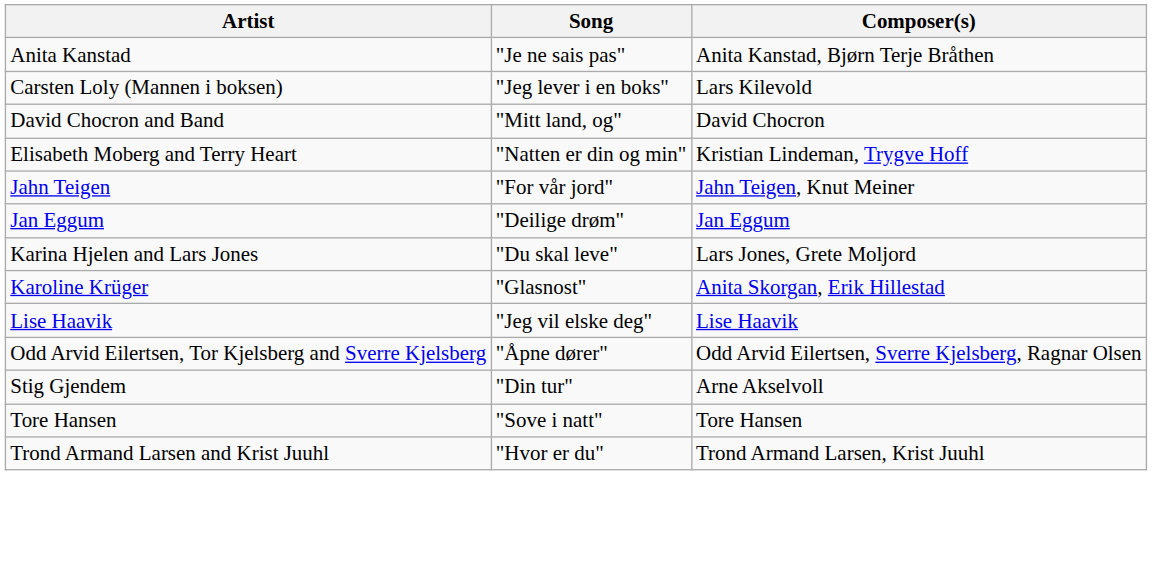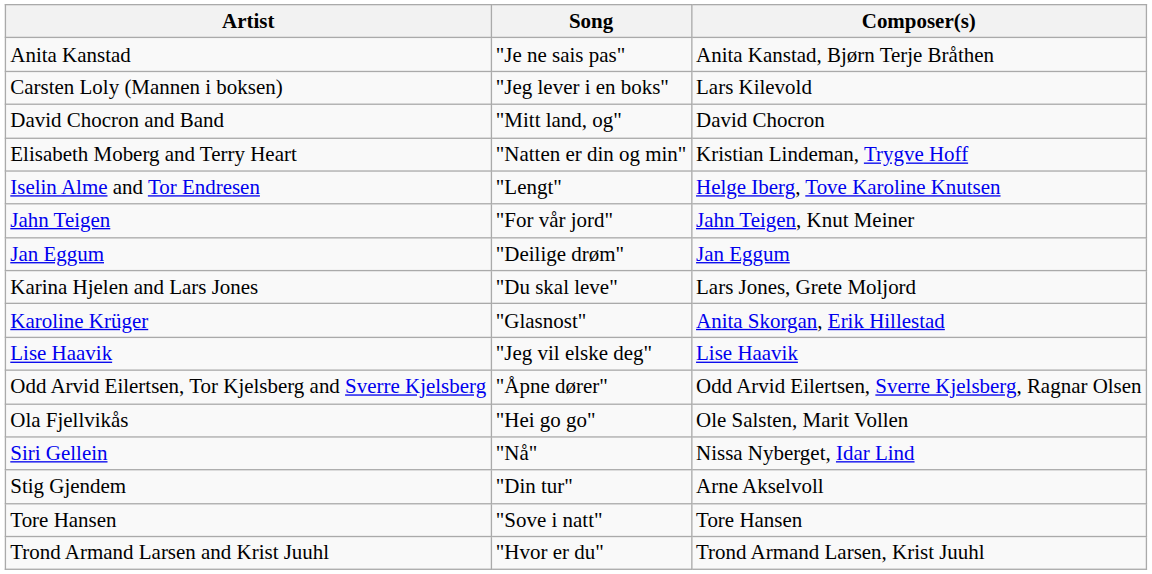+ row: (135, 187)
+ row: (69, 420)
+ row: (59, 453)
